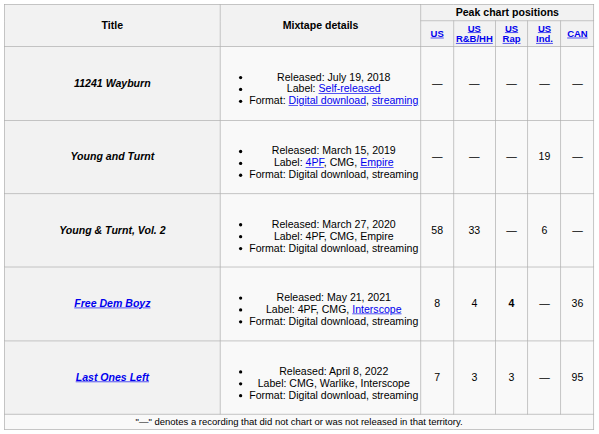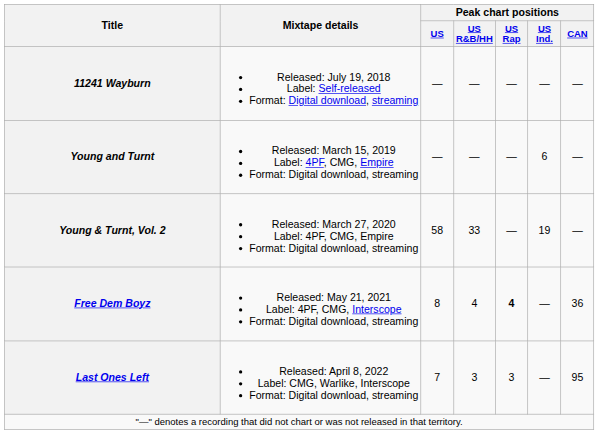(544, 157) 19 -> (544, 157) 6
(544, 230) 6 -> (544, 230) 19
